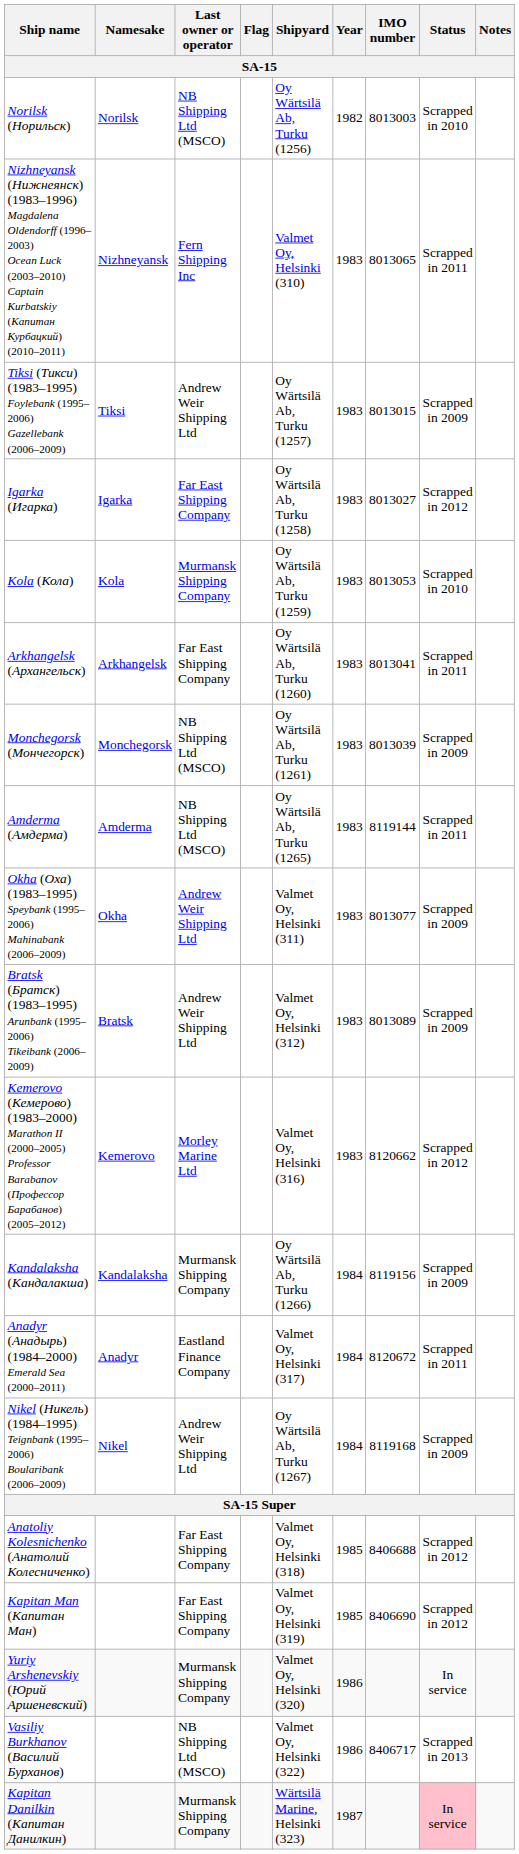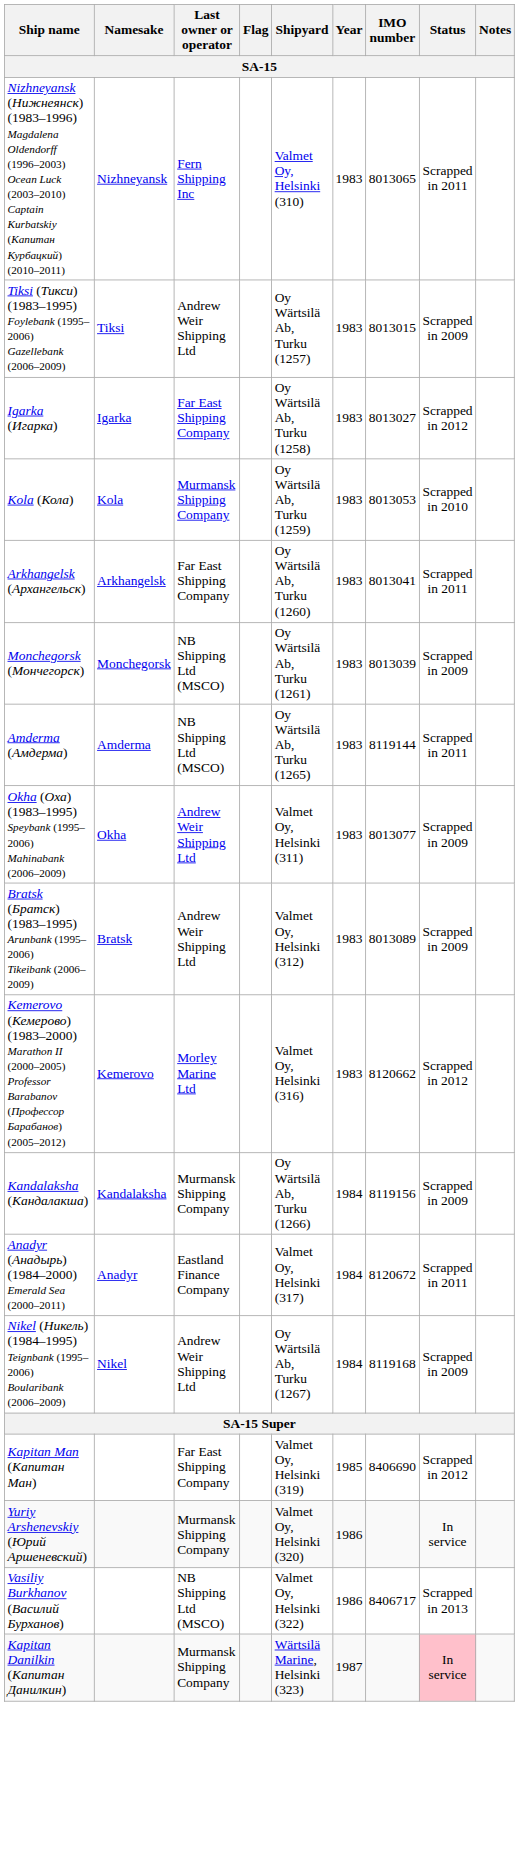- row: (39, 118)
- row: (49, 1549)
